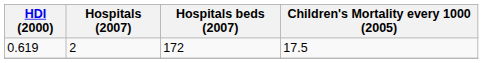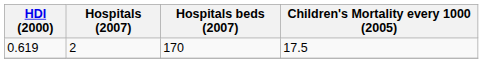(174, 48) 172 -> (174, 48) 170
